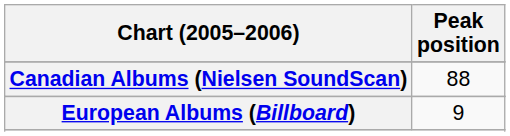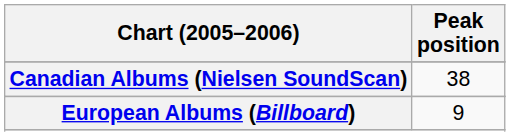(458, 79) 88 -> (458, 79) 38
